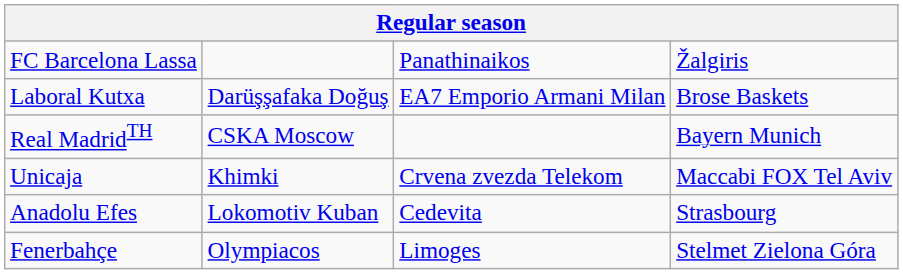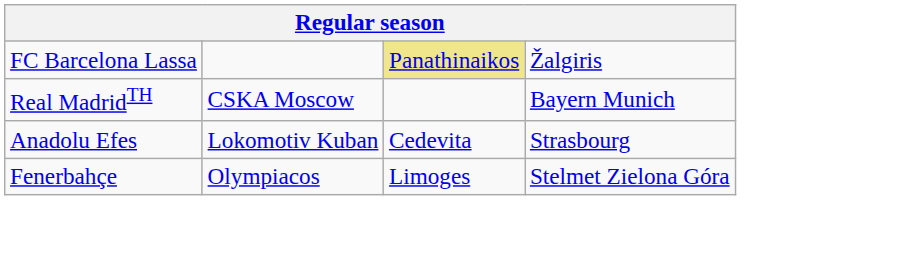(464, 59) no background -> (454, 59) khaki background
- row: (77, 96)
- row: (46, 176)
